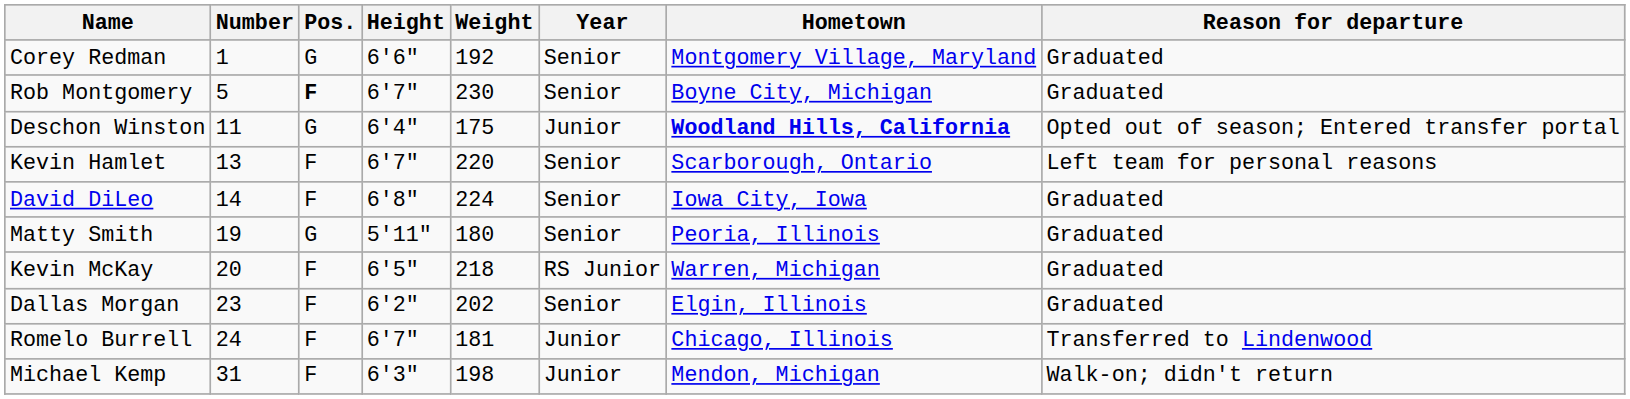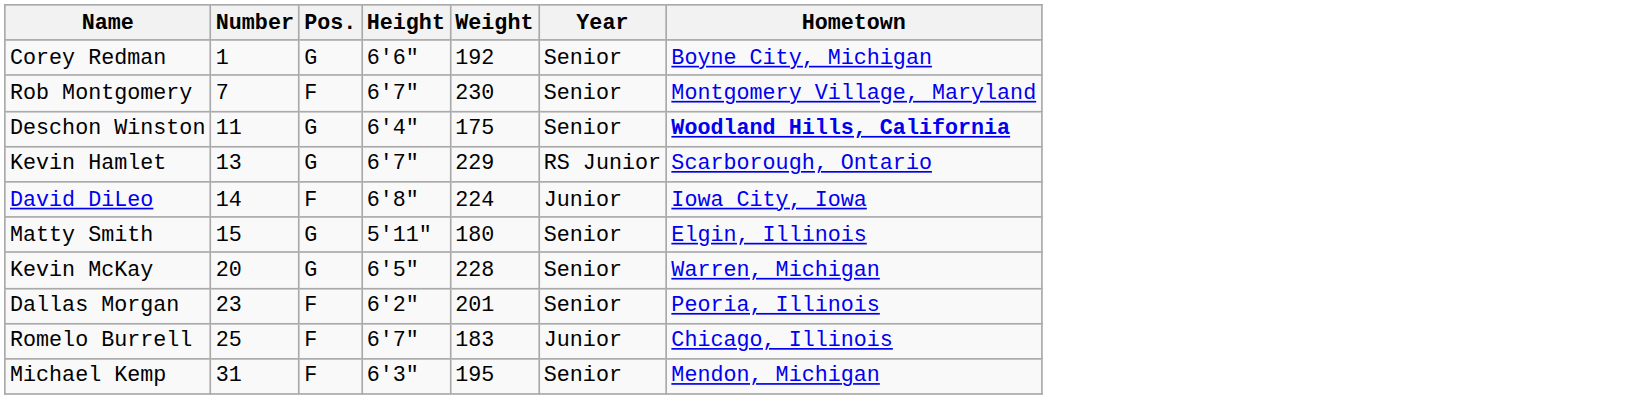- column: (1333, 23)
(854, 58) Montgomery Village, Maryland -> (802, 58) Boyne City, Michigan
(222, 93) 5 -> (222, 93) 7
(311, 93) bold -> (311, 93) normal
(802, 93) Boyne City, Michigan -> (854, 93) Montgomery Village, Maryland
(583, 129) Junior -> (583, 129) Senior
(311, 164) F -> (311, 164) G
(475, 164) 220 -> (475, 164) 229
(583, 164) Senior -> (602, 164) RS Junior
(583, 199) Senior -> (583, 199) Junior
(229, 235) 19 -> (229, 235) 15
(776, 235) Peoria, Illinois -> (769, 235) Elgin, Illinois
(311, 270) F -> (311, 270) G
(475, 270) 218 -> (475, 270) 228
(602, 270) RS Junior -> (583, 270) Senior
(475, 306) 202 -> (475, 306) 201
(769, 306) Elgin, Illinois -> (776, 306) Peoria, Illinois
(229, 341) 24 -> (229, 341) 25
(475, 341) 181 -> (475, 341) 183
(475, 376) 198 -> (475, 376) 195
(583, 376) Junior -> (583, 376) Senior
